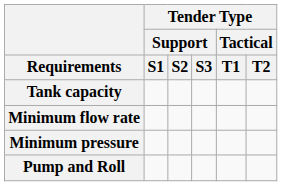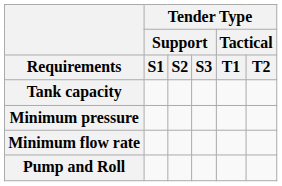rows swapped: (74, 117) <-> (74, 142)
